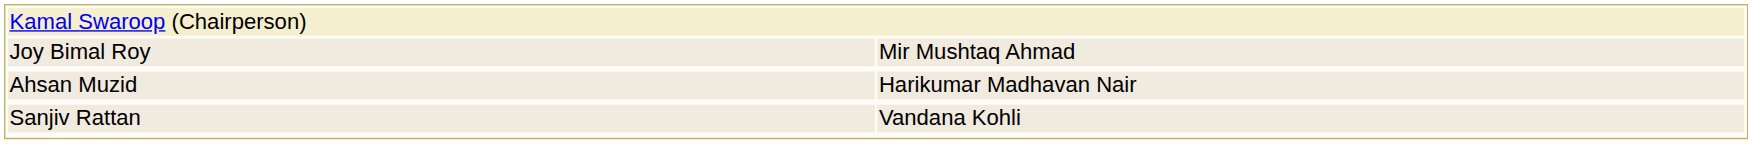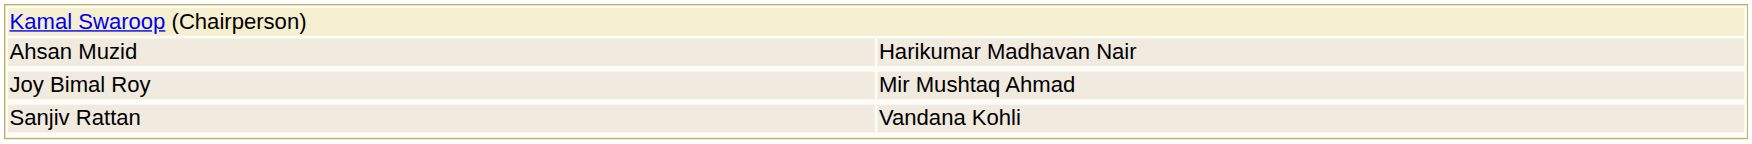rows swapped: (73, 85) <-> (80, 52)
